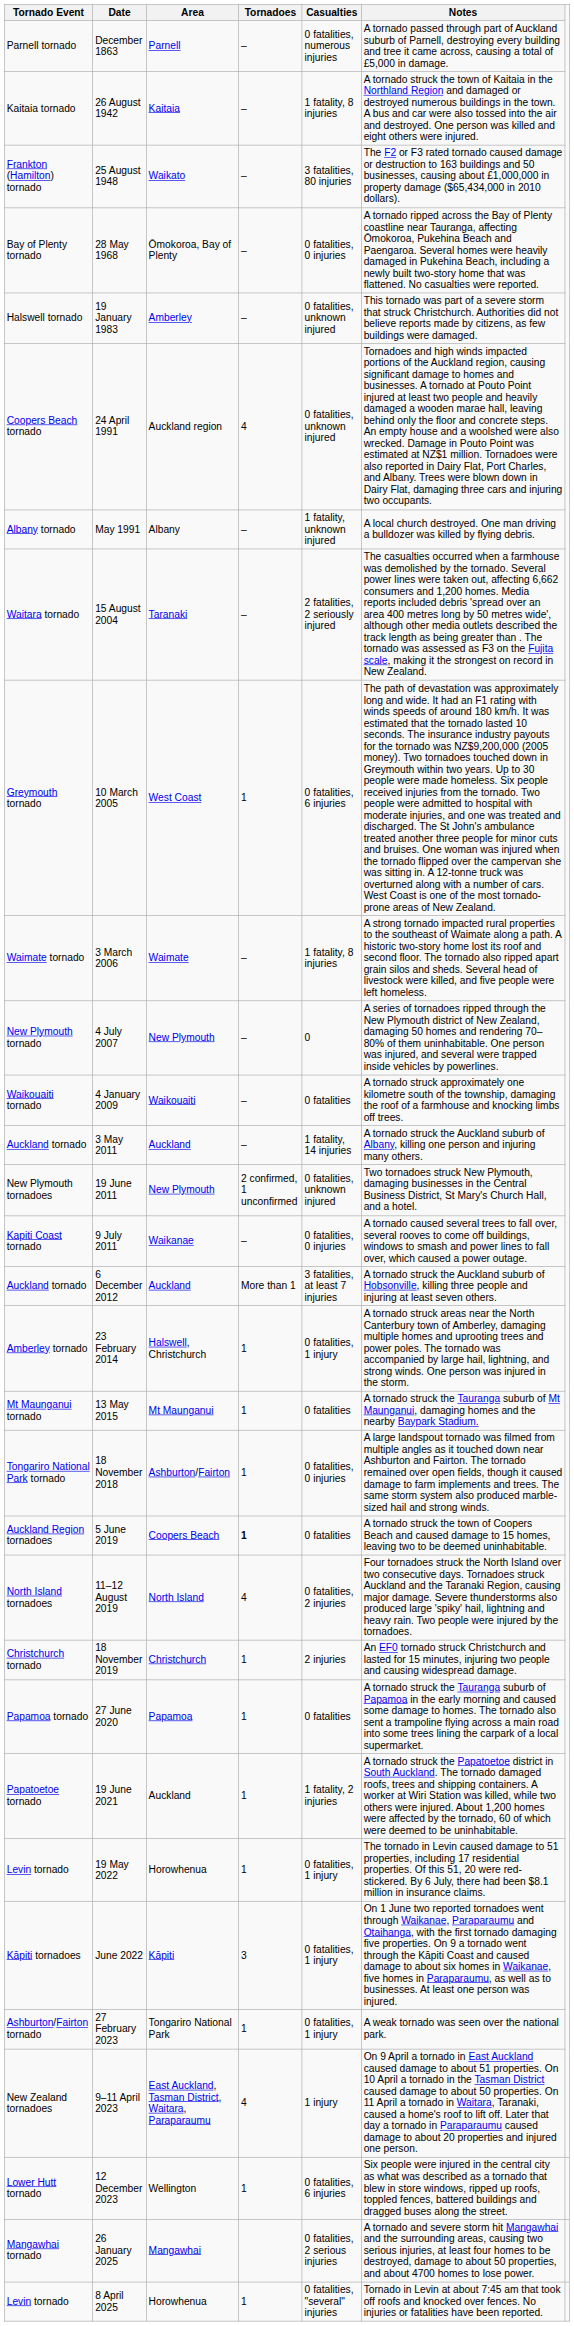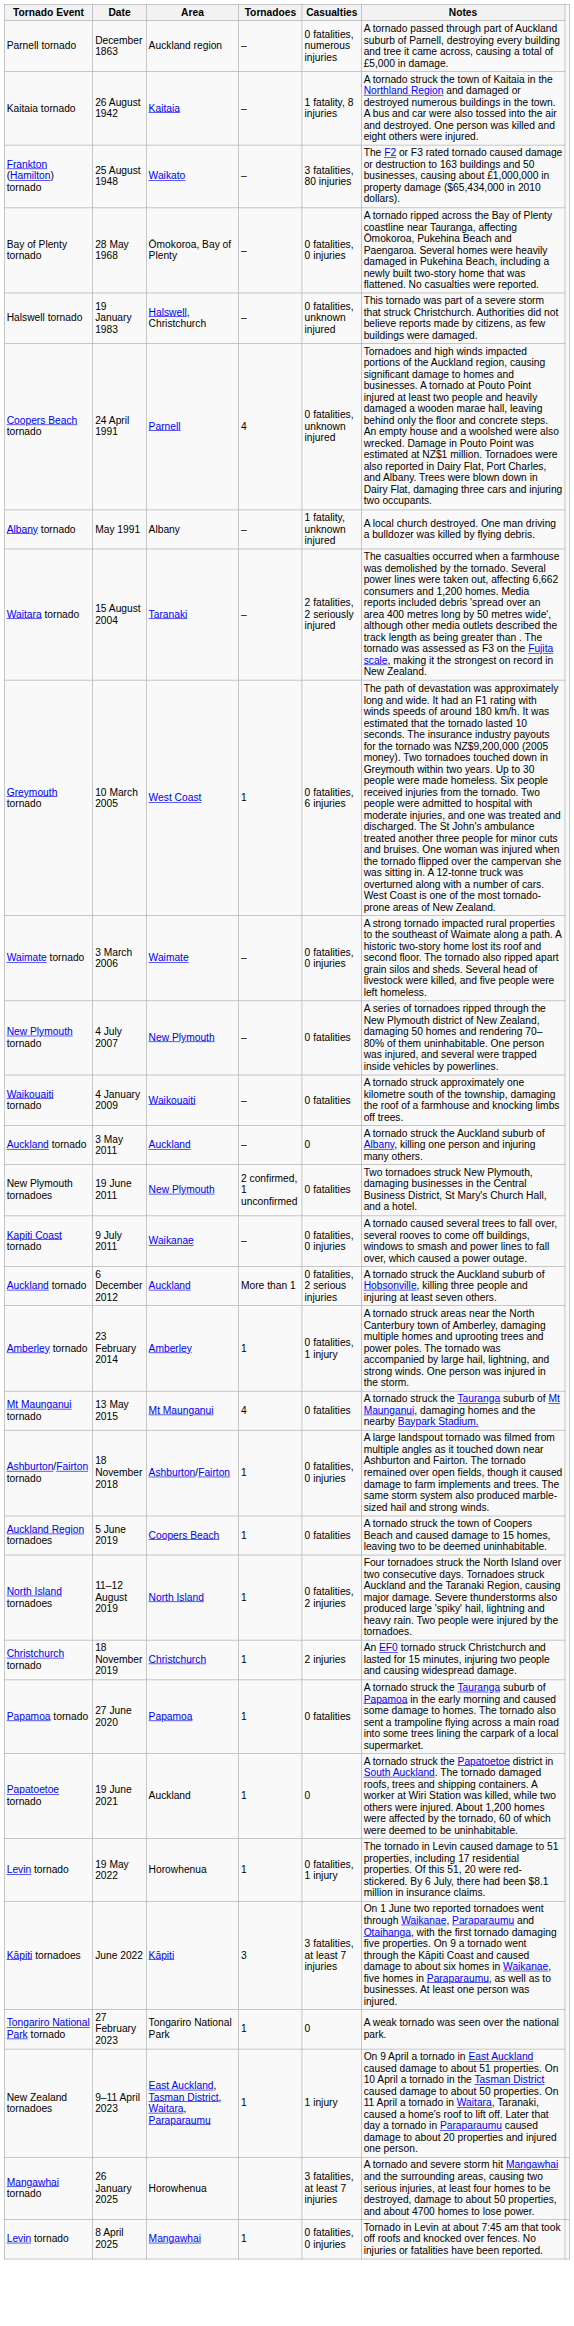(165, 46) Parnell -> (185, 46) Auckland region
(170, 318) Amberley -> (177, 318) Halswell, Christchurch
(185, 426) Auckland region -> (165, 426) Parnell
(329, 958) 1 fatality, 8 injuries -> (329, 958) 0 fatalities, 0 injuries
(307, 1037) 0 -> (328, 1037) 0 fatalities
(328, 1145) 1 fatality, 14 injuries -> (307, 1145) 0
(329, 1190) 0 fatalities, unknown injured -> (328, 1190) 0 fatalities
(329, 1286) 3 fatalities, at least 7 injuries -> (329, 1286) 0 fatalities, 2 serious injuries
(177, 1348) Halswell, Christchurch -> (170, 1348) Amberley
(244, 1410) 1 -> (244, 1410) 4
(48, 1473) Tongariro National Park tornado -> (47, 1473) Ashburton/Fairton tornado
(244, 1535) bold -> (244, 1535) normal
(244, 1597) 4 -> (244, 1597) 1
(329, 1796) 1 fatality, 2 injuries -> (307, 1796) 0
(329, 1955) 0 fatalities, 1 injury -> (329, 1955) 3 fatalities, at least 7 injuries
(47, 2029) Ashburton/Fairton tornado -> (48, 2029) Tongariro National Park tornado
(329, 2029) 0 fatalities, 1 injury -> (307, 2029) 0
(244, 2103) 4 -> (244, 2103) 1
- row: (119, 2188)
(175, 2250) Mangawhai -> (178, 2188) Horowhenua
(329, 2250) 0 fatalities, 2 serious injuries -> (329, 2188) 3 fatalities, at least 7 injuries
(178, 2301) Horowhenua -> (175, 2239) Mangawhai
(329, 2301) 0 fatalities, "several" injuries -> (329, 2239) 0 fatalities, 0 injuries
